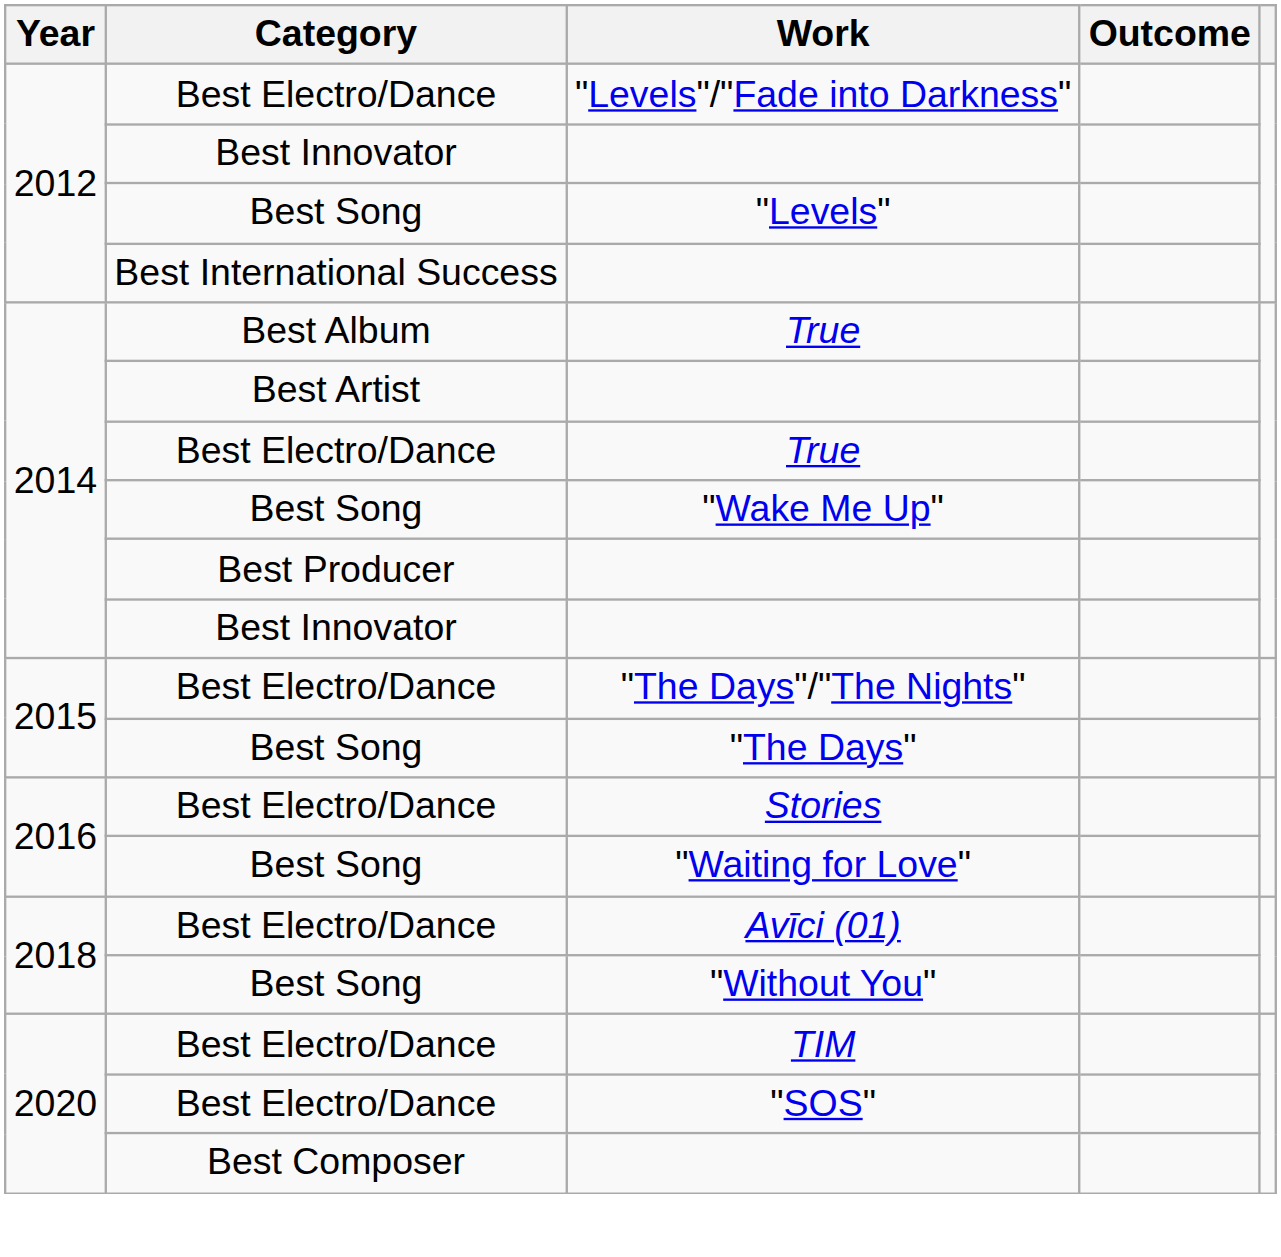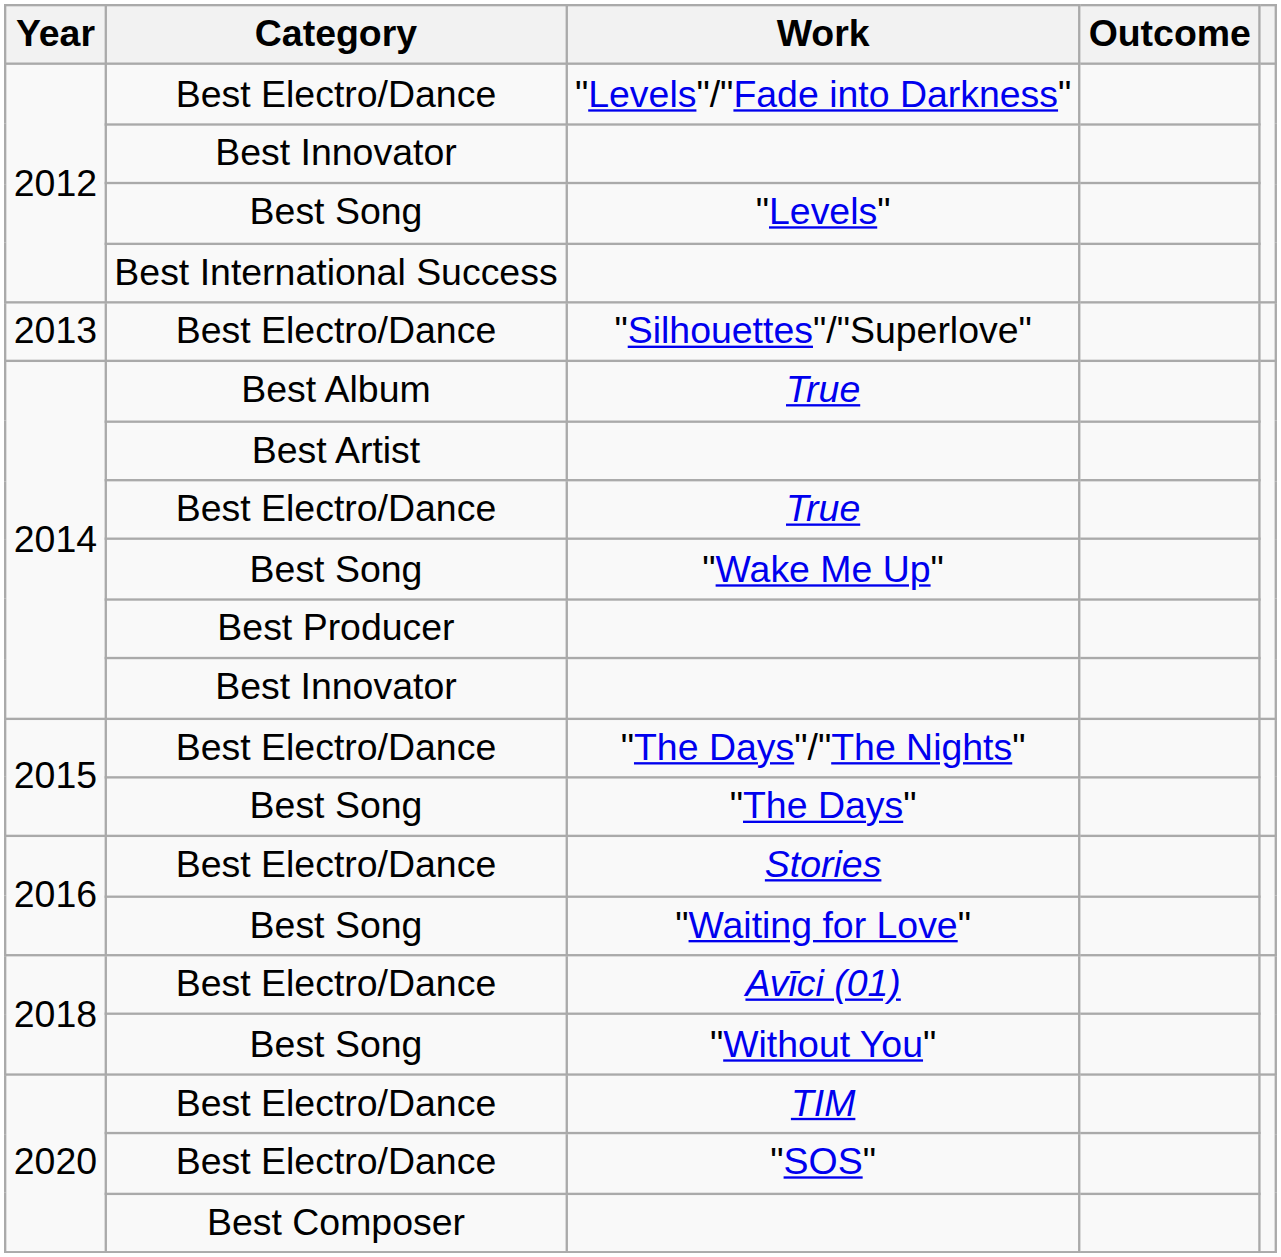+ row: (336, 331)
